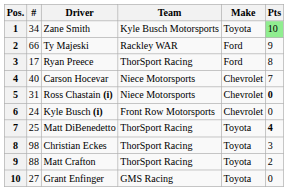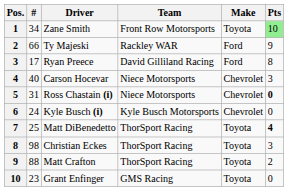(170, 29) Kyle Busch Motorsports -> (168, 29) Front Row Motorsports
(156, 62) ThorSport Racing -> (167, 62) David Gilliland Racing
(270, 79) 7 -> (270, 79) 3
(168, 112) Front Row Motorsports -> (170, 112) Kyle Busch Motorsports
(34, 178) 27 -> (34, 178) 23
